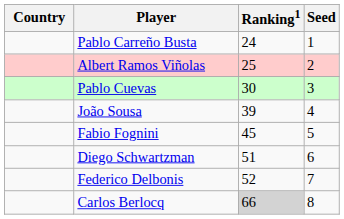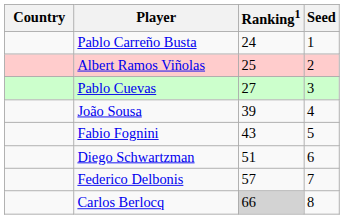(249, 88) 30 -> (249, 88) 27
(249, 134) 45 -> (249, 134) 43
(249, 179) 52 -> (249, 179) 57
